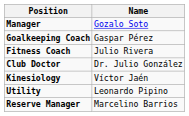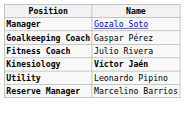- row: (33, 64)
(121, 78) normal -> (121, 64) bold
